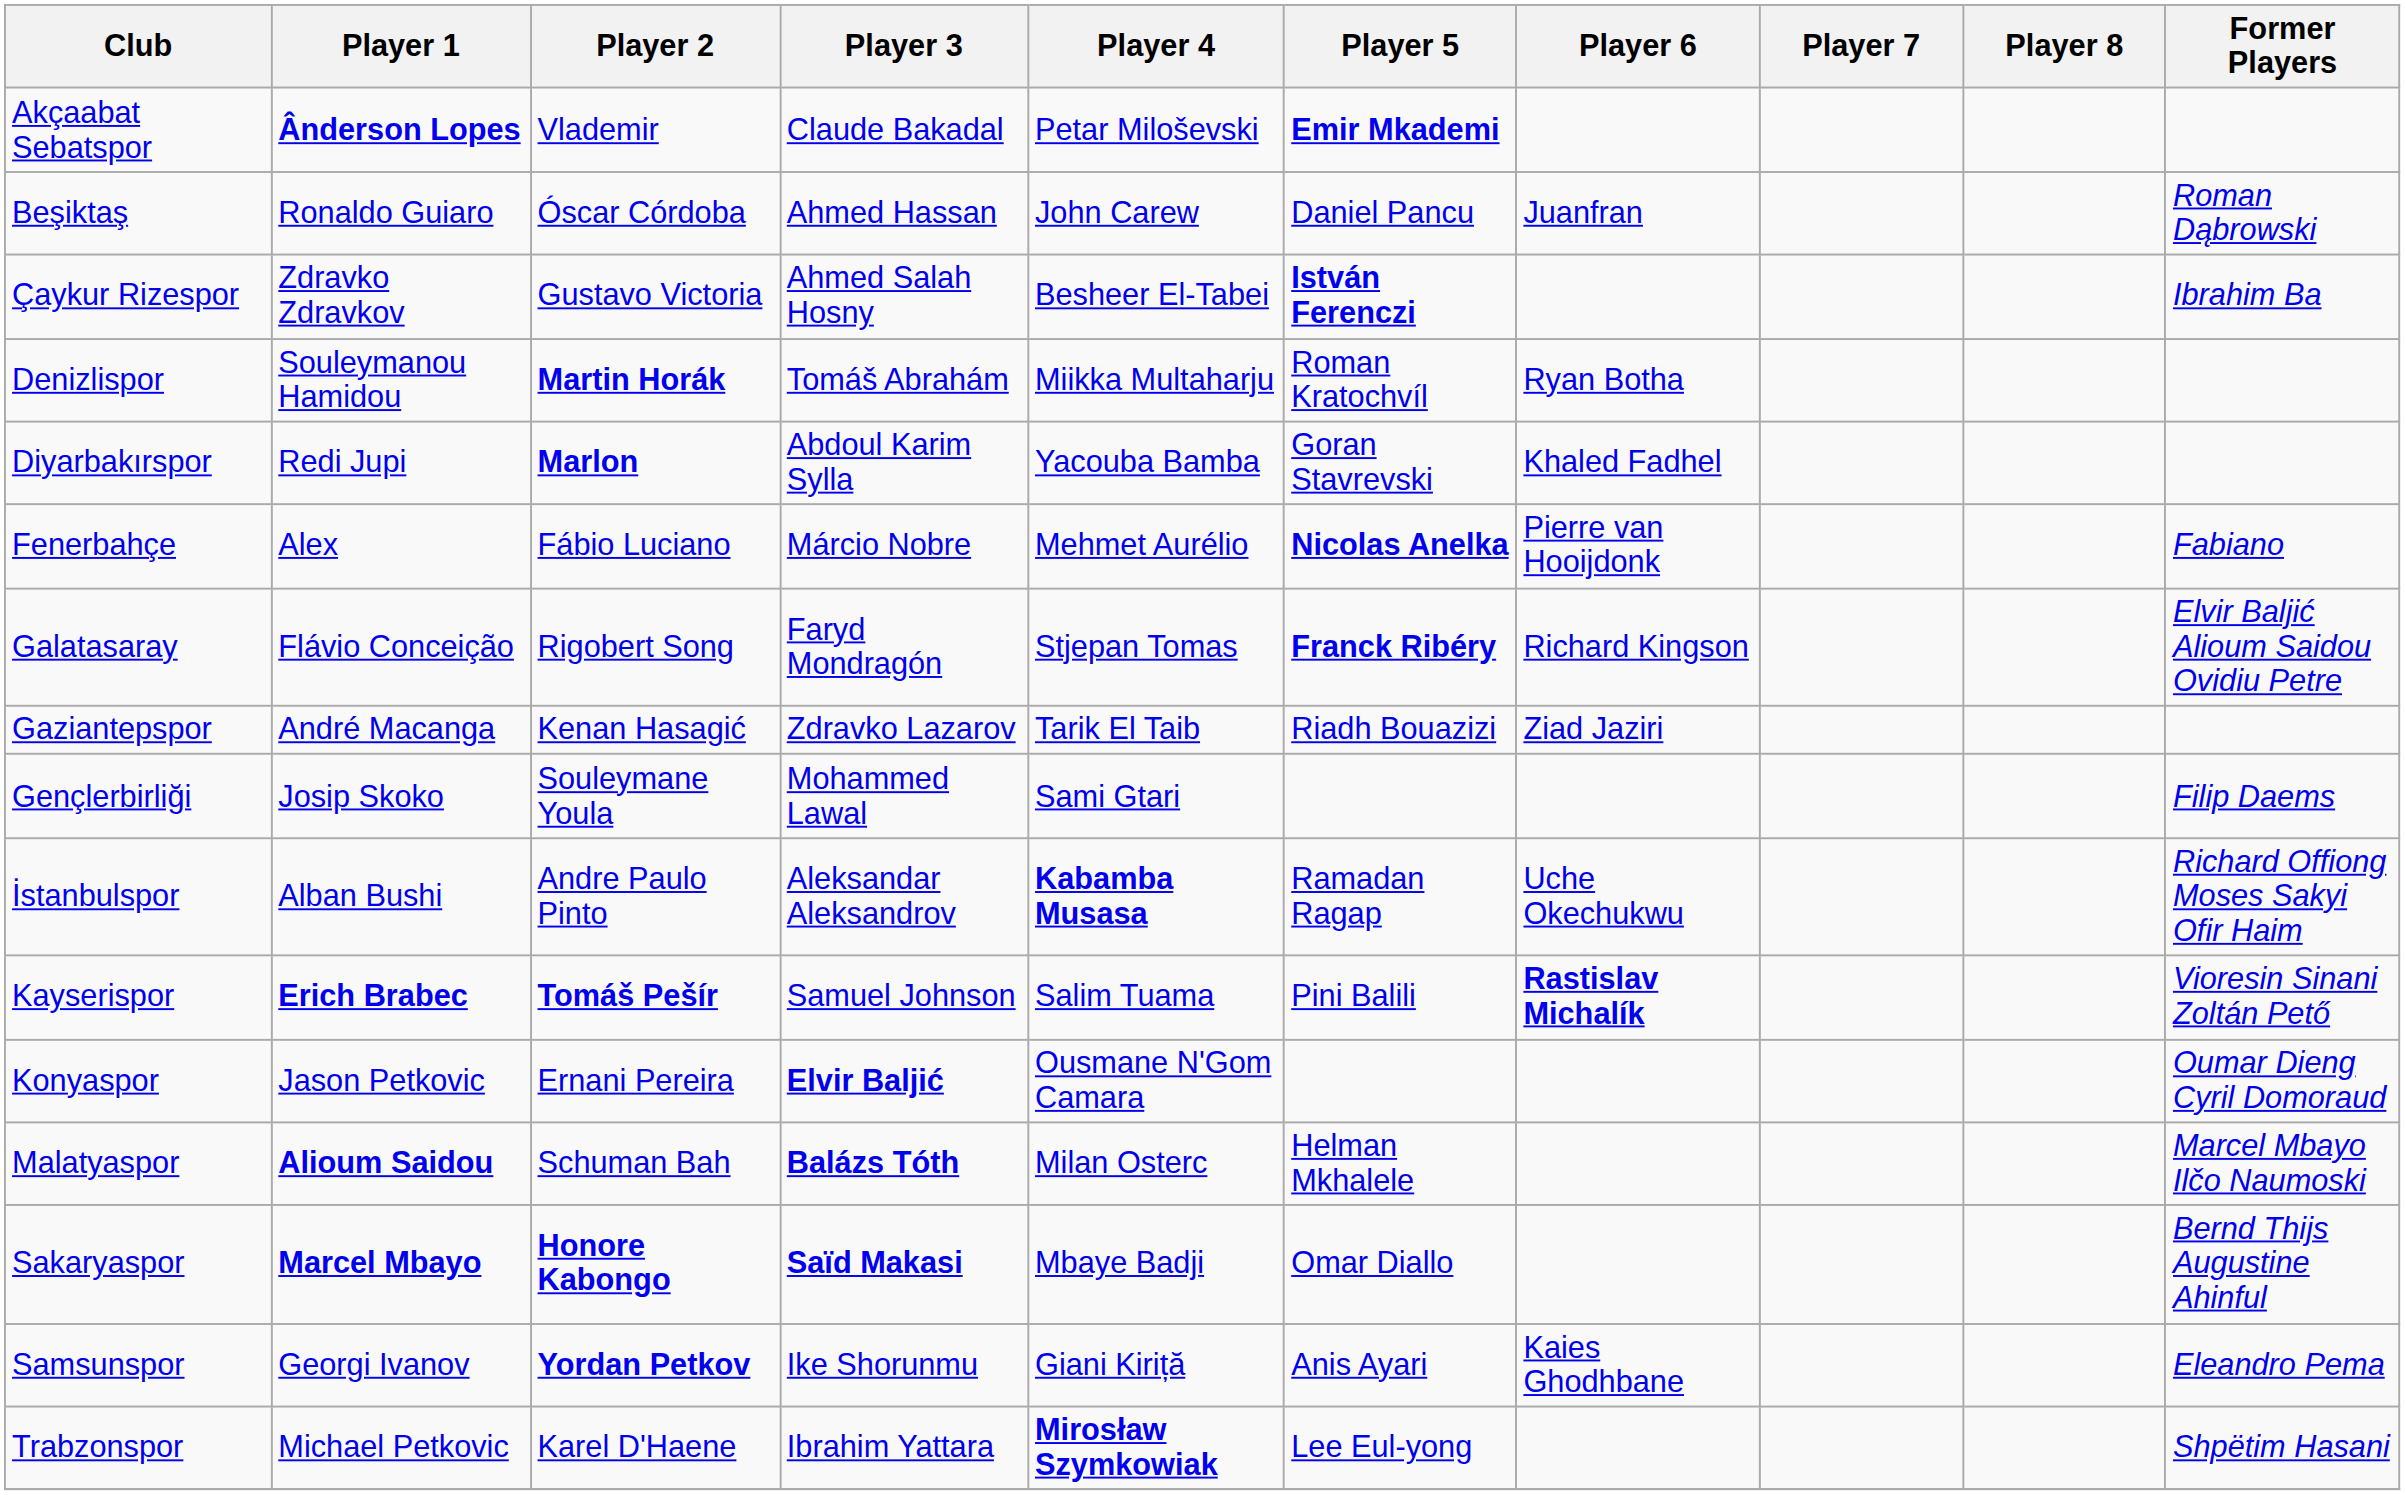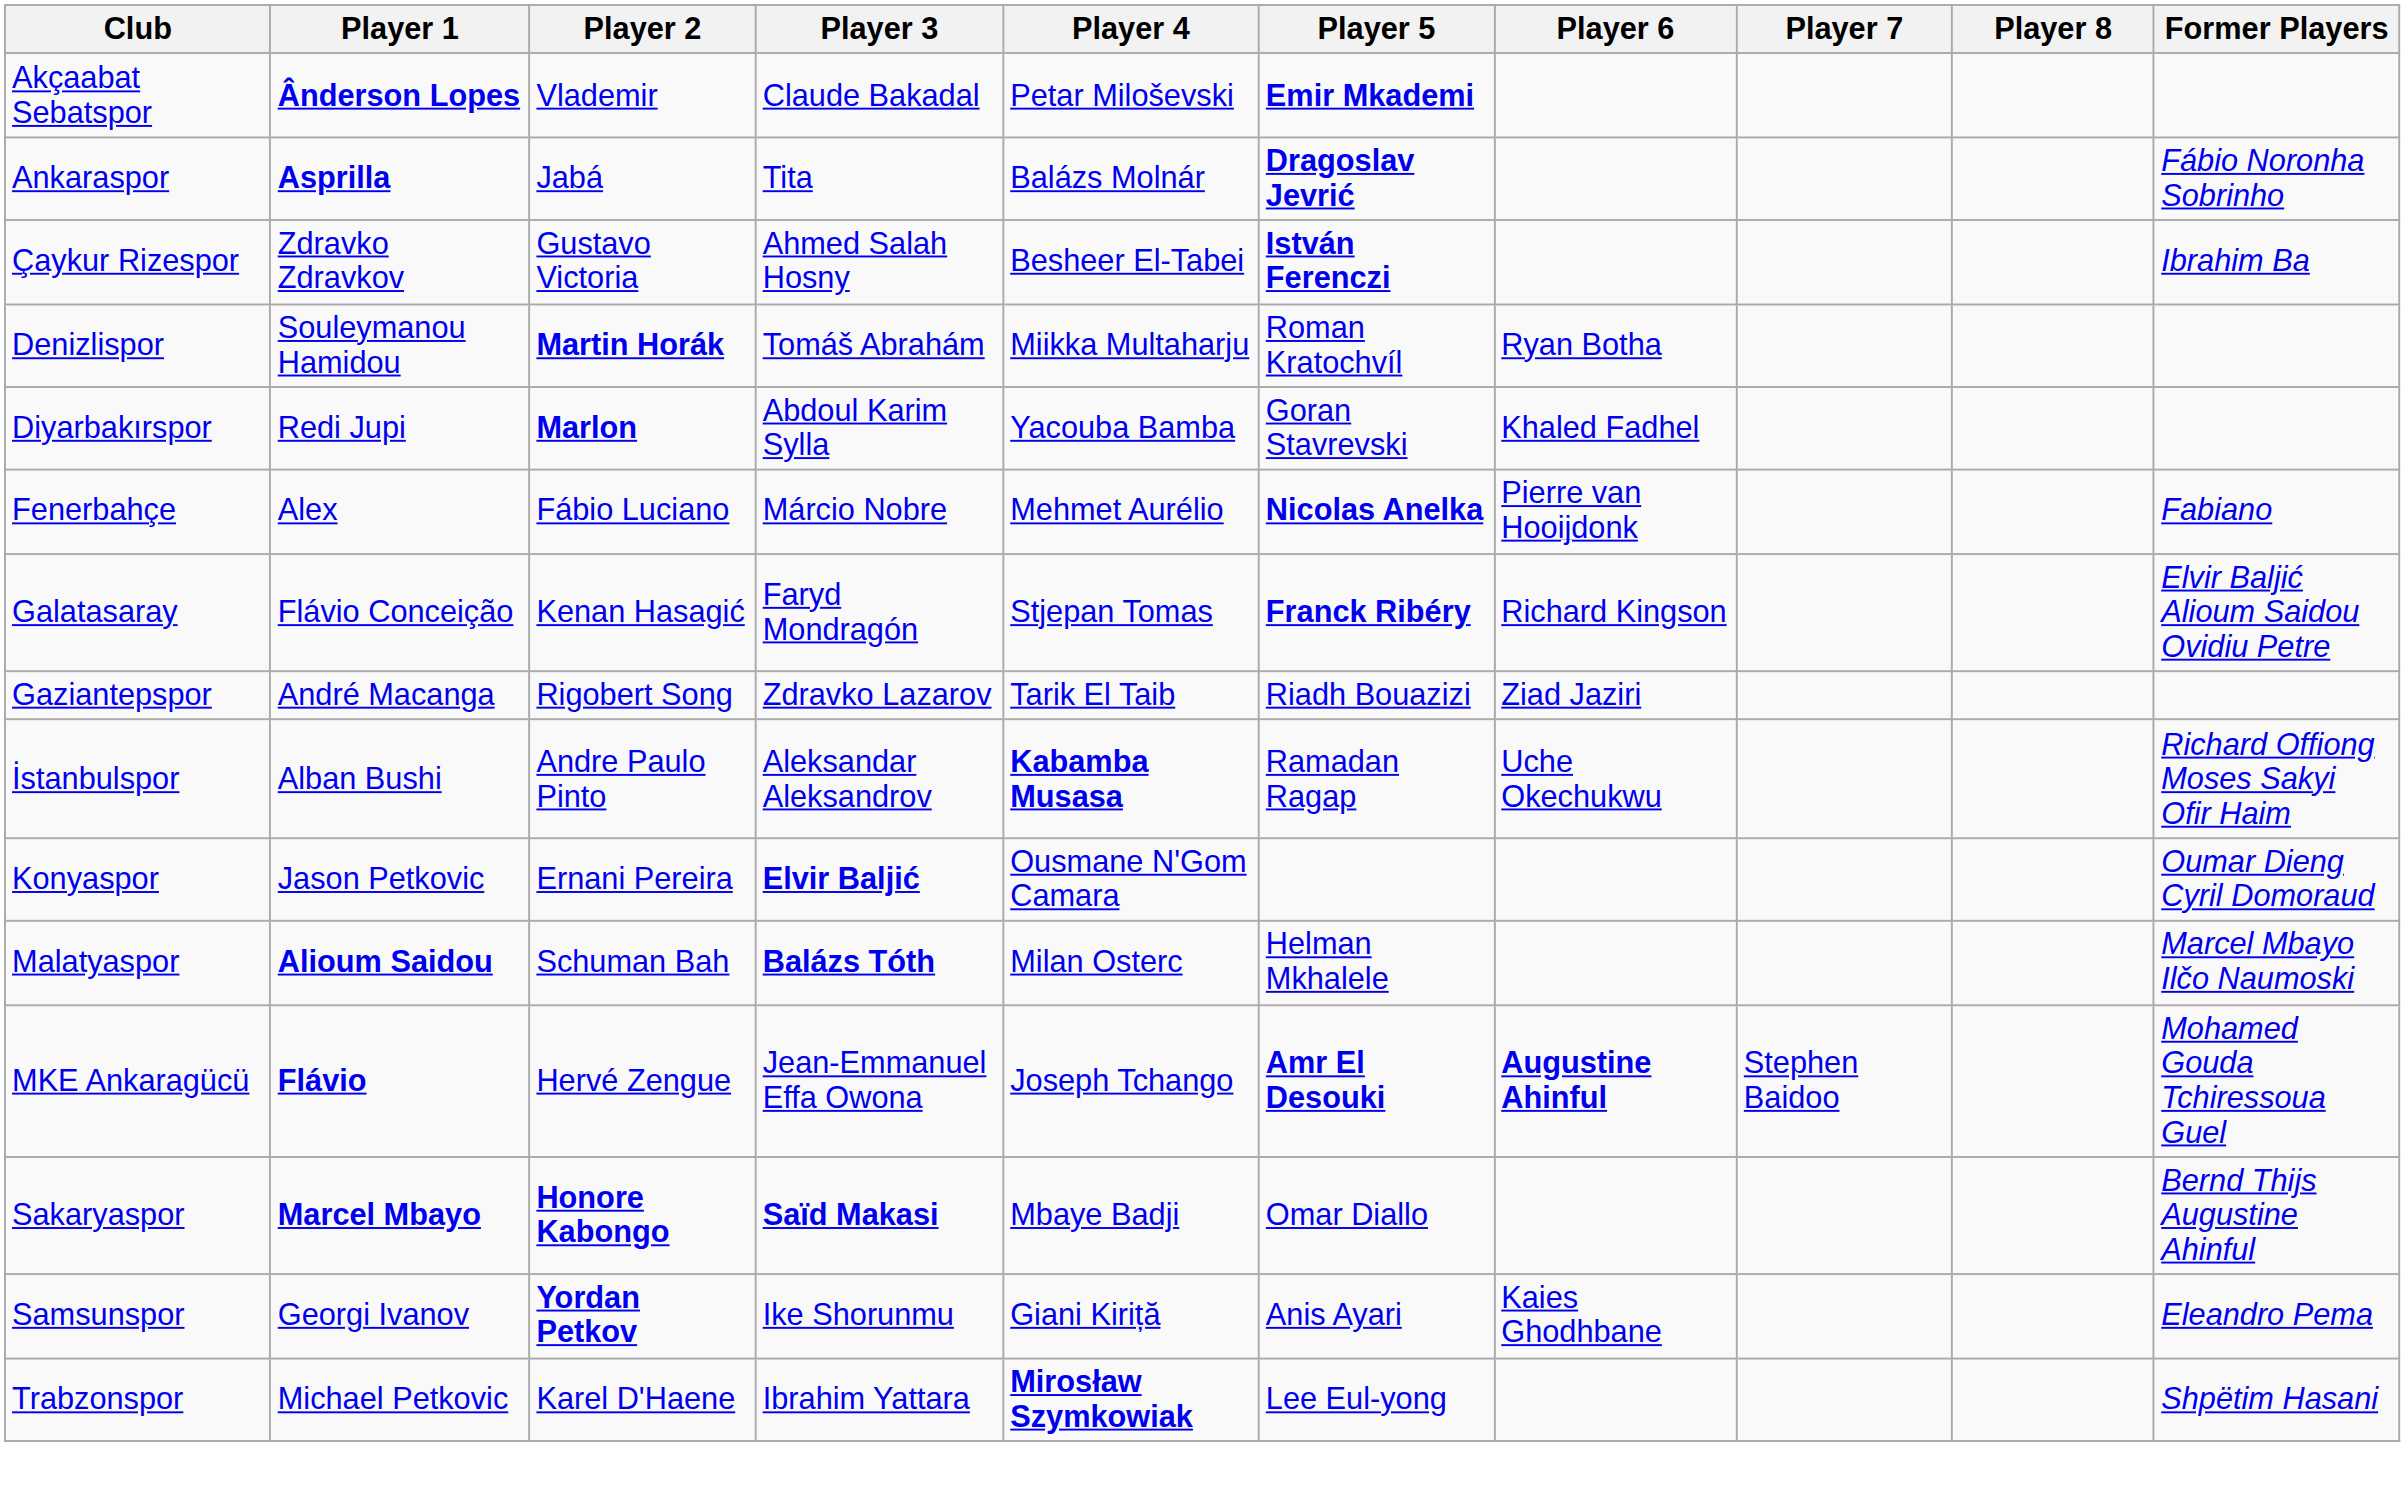+ row: (91, 178)
- row: (70, 212)
(636, 646) Rigobert Song -> (641, 611) Kenan Hasagić
(642, 729) Kenan Hasagić -> (635, 695) Rigobert Song
- row: (102, 795)
- row: (93, 996)
+ row: (131, 1080)
